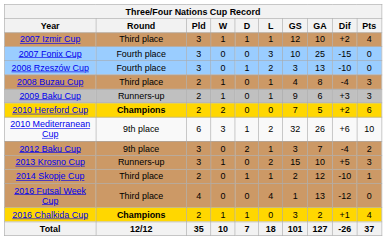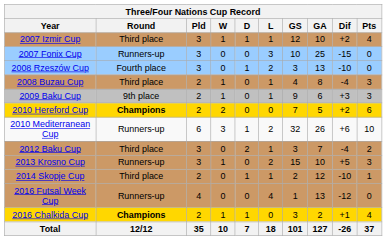(141, 54) Fourth place -> (141, 54) Runners-up
(141, 96) Runners-up -> (141, 96) 9th place
(141, 130) 9th place -> (141, 130) Runners-up
(141, 149) 9th place -> (141, 149) Third place
(141, 196) Third place -> (141, 196) Runners-up
